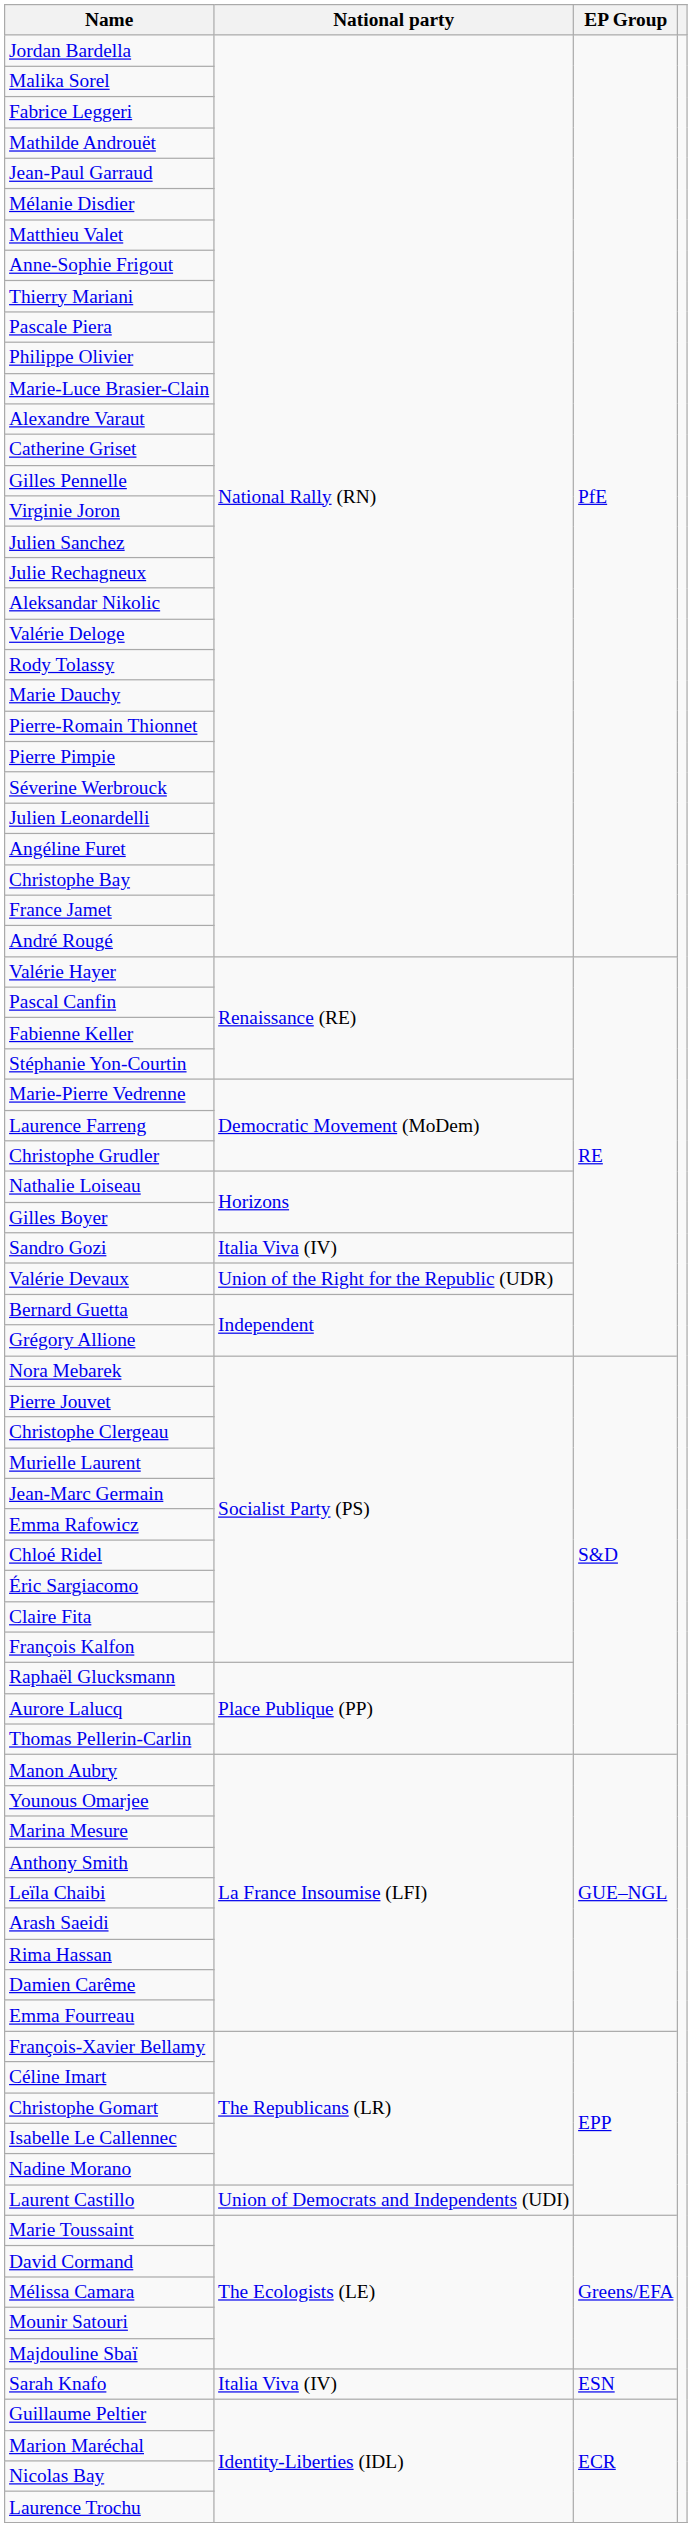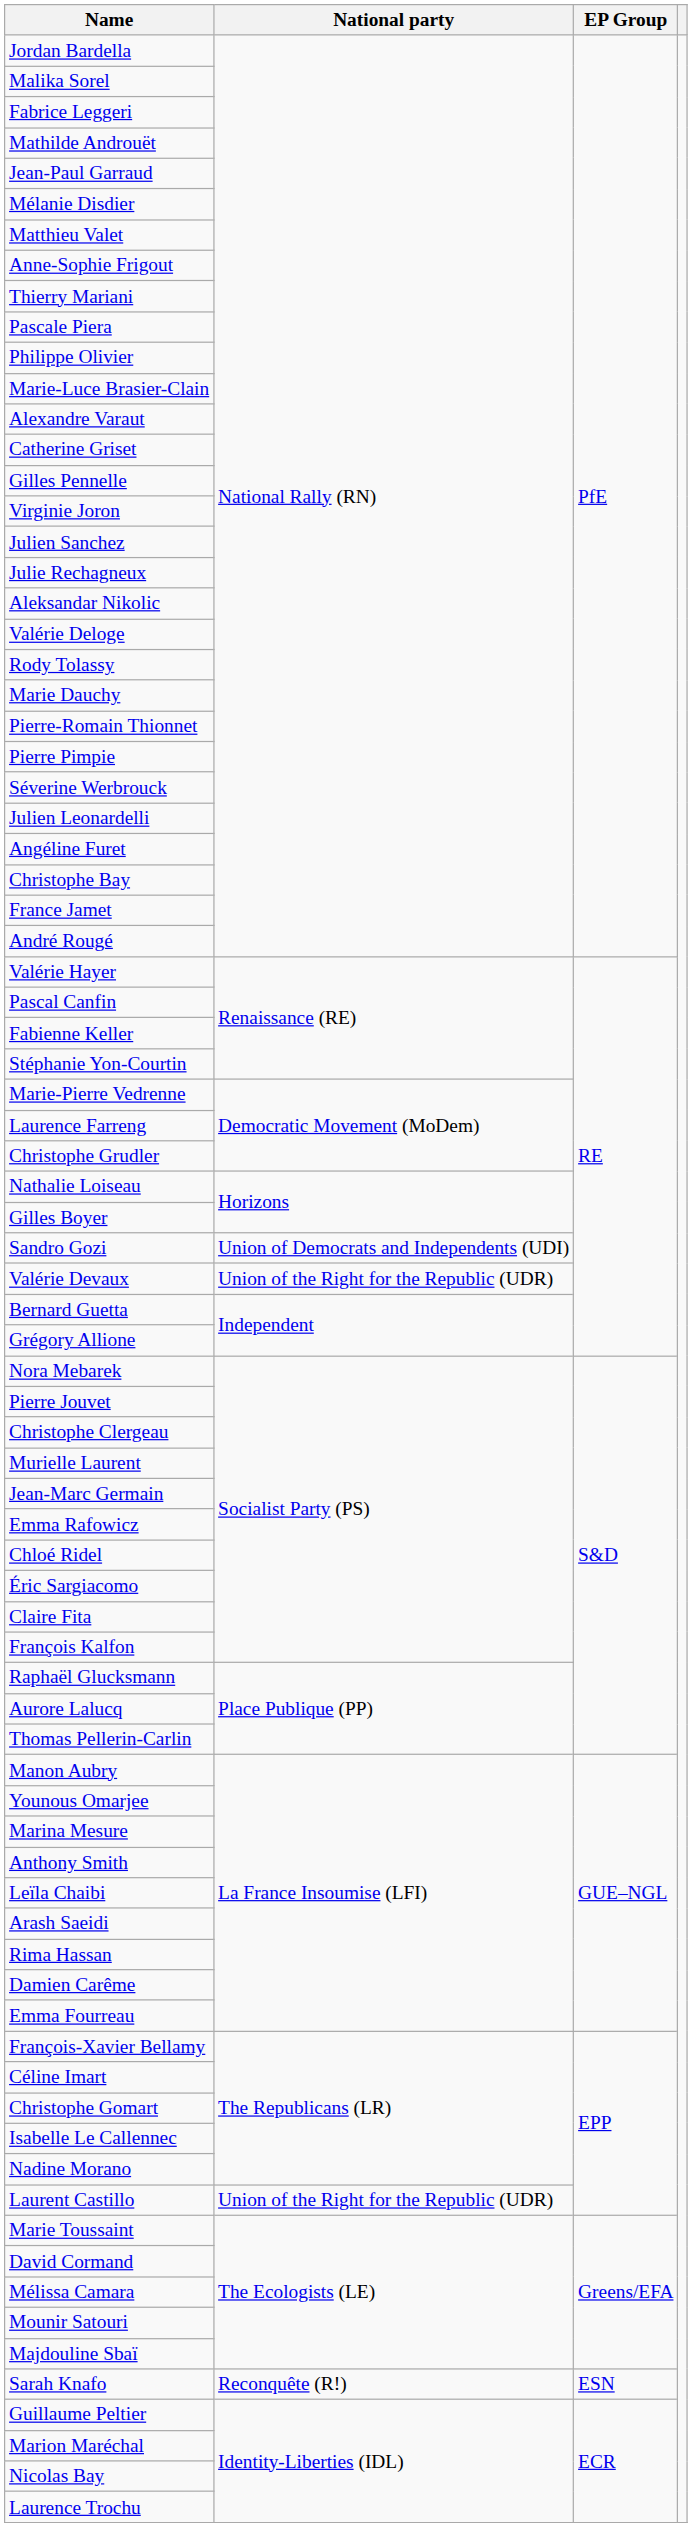(278, 1248) Italia Viva (IV) -> (394, 1248) Union of Democrats and Independents (UDI)
(394, 2199) Union of Democrats and Independents (UDI) -> (386, 2199) Union of the Right for the Republic (UDR)
(278, 2384) Italia Viva (IV) -> (282, 2384) Reconquête (R!)
